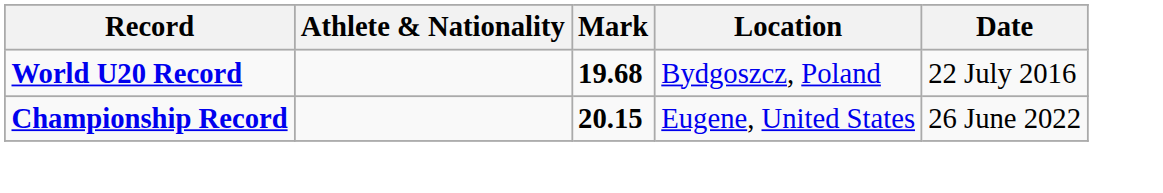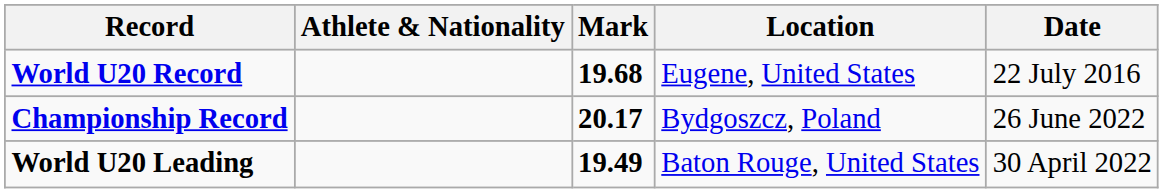(771, 72) Bydgoszcz, Poland -> (788, 72) Eugene, United States
(610, 118) 20.15 -> (610, 118) 20.17
(788, 118) Eugene, United States -> (771, 118) Bydgoszcz, Poland
+ row: (132, 163)
